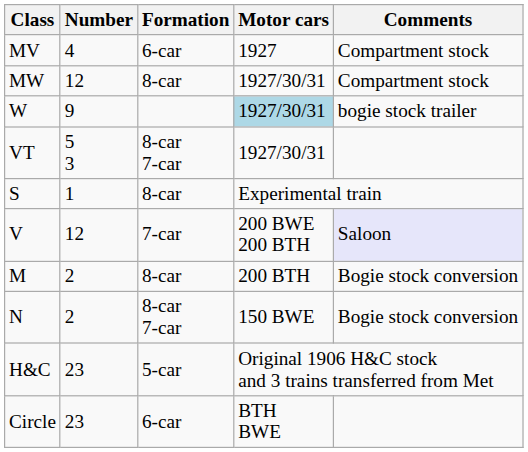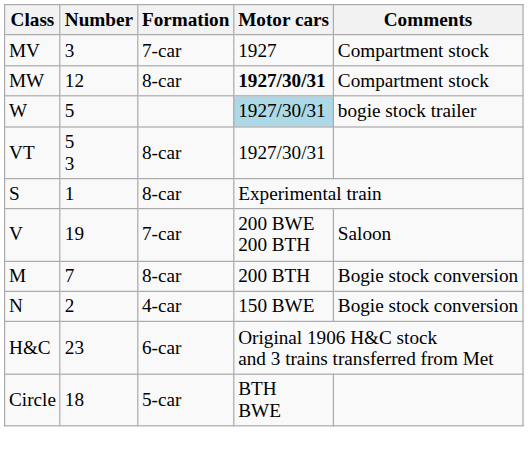(70, 50) 4 -> (70, 50) 3
(162, 50) 6-car -> (162, 50) 7-car
(282, 80) normal -> (282, 80) bold
(70, 111) 9 -> (70, 111) 5
(162, 152) 8-car 7-car -> (162, 152) 8-car
(74, 234) 12 -> (74, 234) 19
(365, 234) lavender background -> (365, 234) no background
(70, 276) 2 -> (70, 276) 7
(162, 317) 8-car 7-car -> (162, 306) 4-car
(162, 369) 5-car -> (162, 347) 6-car
(74, 421) 23 -> (74, 399) 18
(162, 421) 6-car -> (162, 399) 5-car
